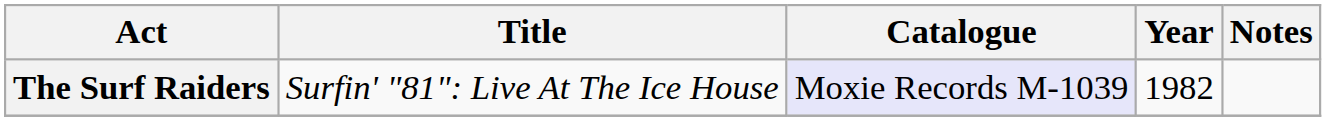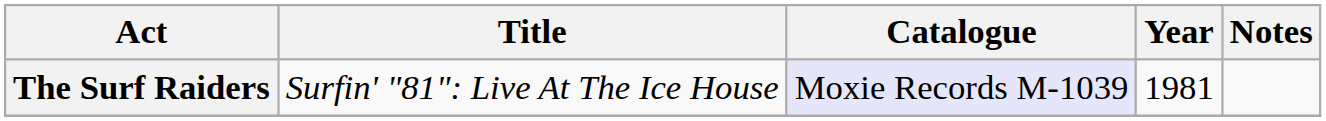(1179, 87) 1982 -> (1179, 87) 1981
